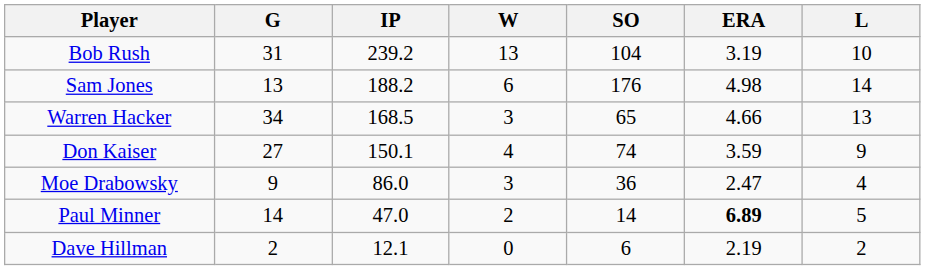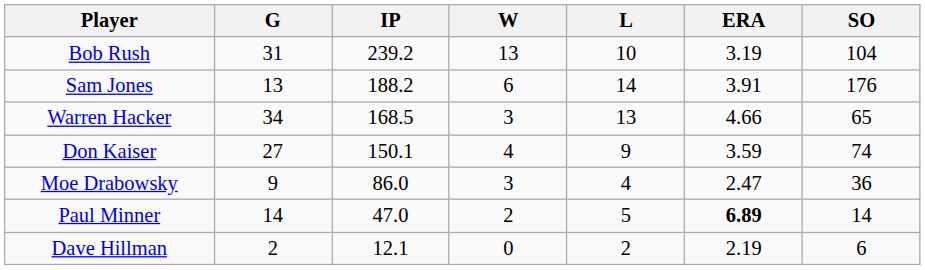columns swapped: (861, 20) <-> (626, 20)
(744, 85) 4.98 -> (744, 85) 3.91
